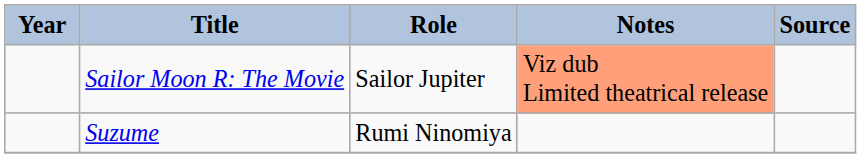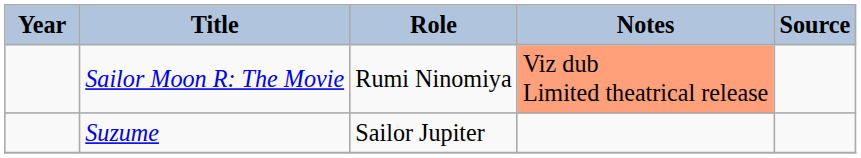(420, 78) Sailor Jupiter -> (434, 78) Rumi Ninomiya
(434, 132) Rumi Ninomiya -> (420, 132) Sailor Jupiter
